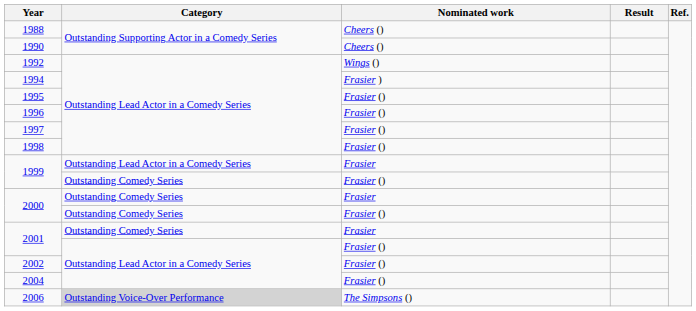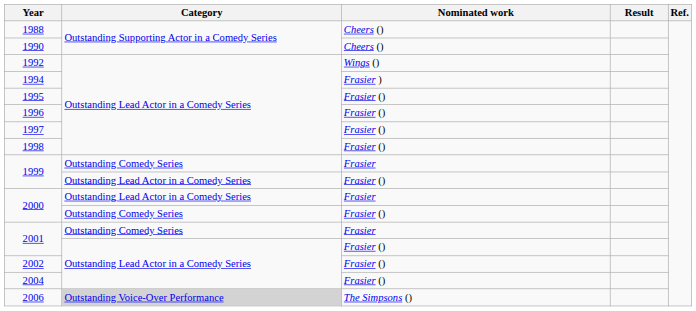(158, 163) Outstanding Lead Actor in a Comedy Series -> (124, 163) Outstanding Comedy Series
(124, 180) Outstanding Comedy Series -> (158, 180) Outstanding Lead Actor in a Comedy Series
(124, 197) Outstanding Comedy Series -> (158, 197) Outstanding Lead Actor in a Comedy Series
